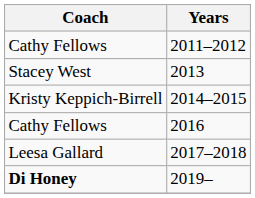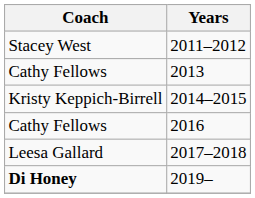(58, 44) Cathy Fellows -> (50, 44) Stacey West
(50, 71) Stacey West -> (58, 71) Cathy Fellows
